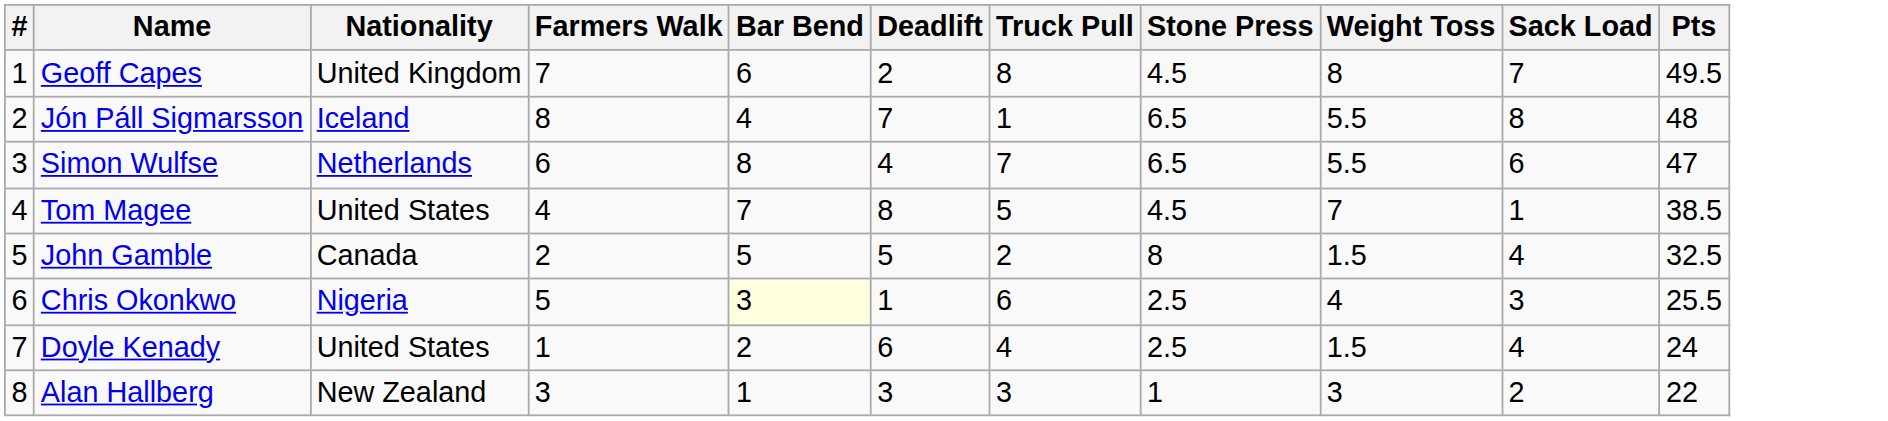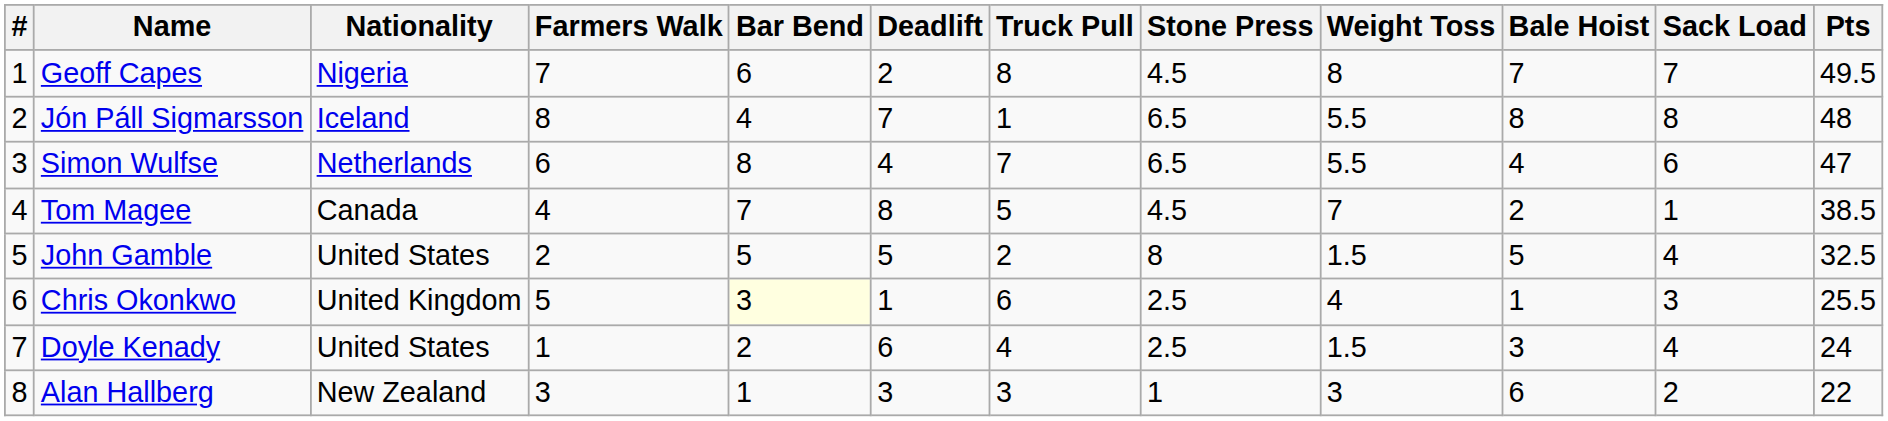+ column: (1579, 27)
(419, 73) United Kingdom -> (362, 73) Nigeria
(403, 210) United States -> (367, 210) Canada
(367, 255) Canada -> (403, 255) United States
(362, 301) Nigeria -> (419, 301) United Kingdom
